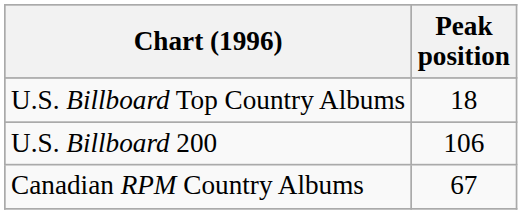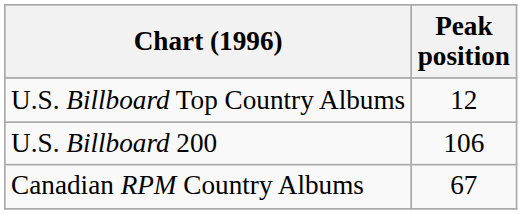(464, 99) 18 -> (464, 99) 12
